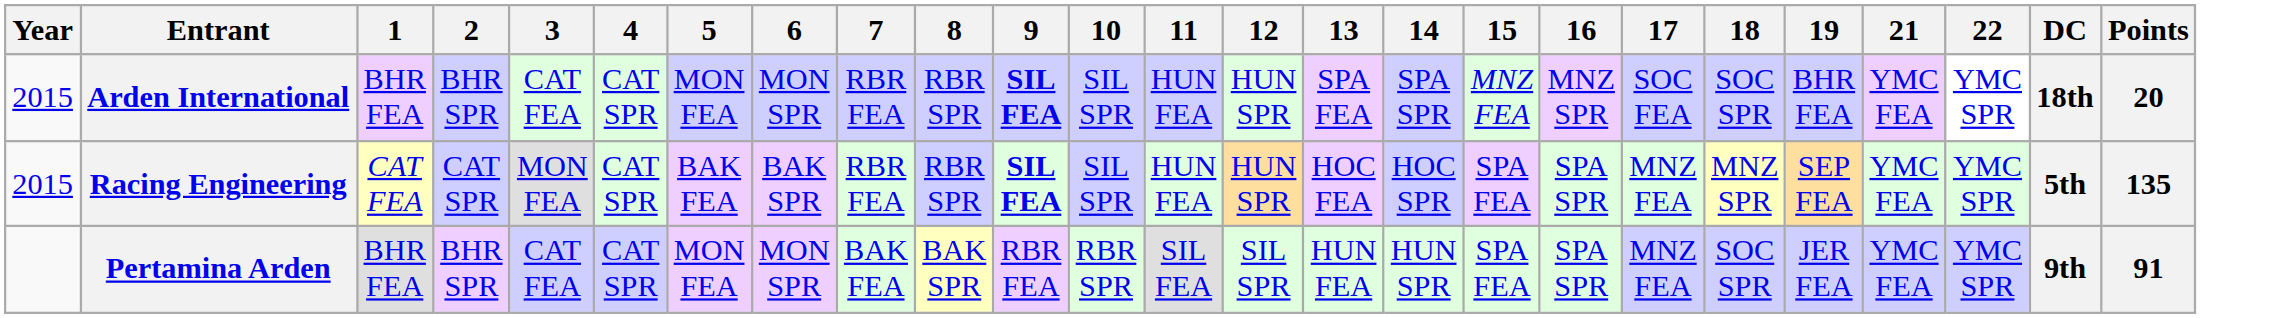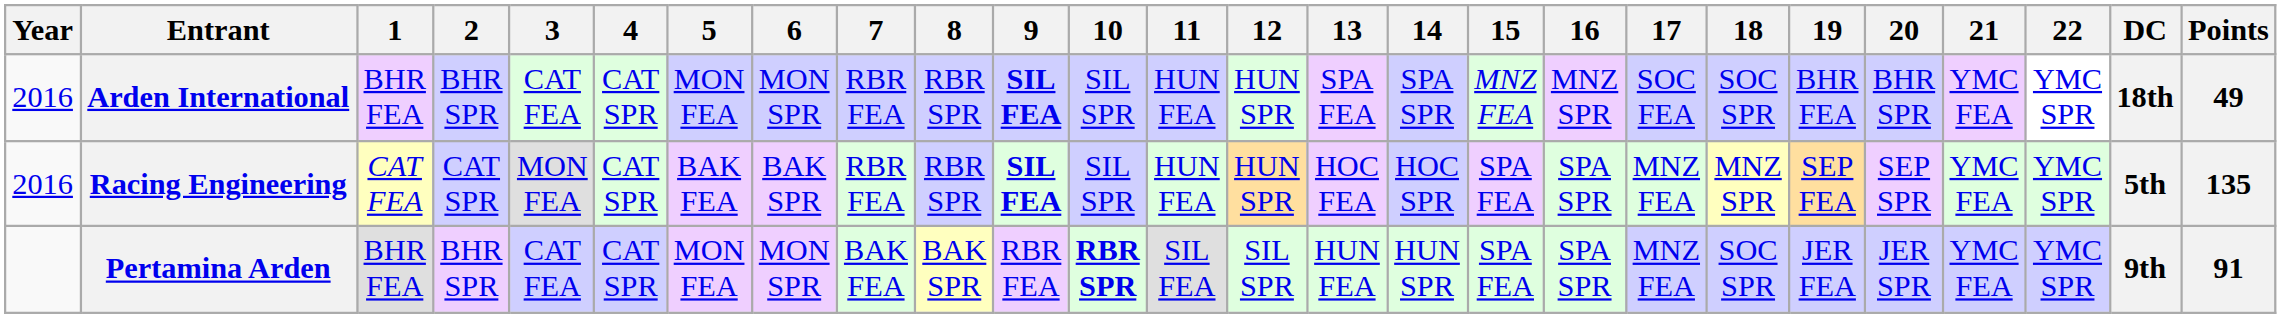+ column: (1904, 29)
(43, 96) 2015 -> (43, 96) 2016
(2148, 96) 20 -> (2228, 96) 49
(43, 182) 2015 -> (43, 182) 2016
(1106, 268) normal -> (1108, 268) bold
